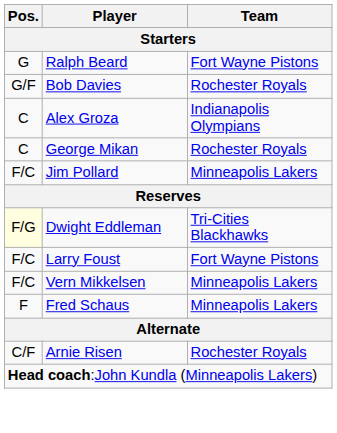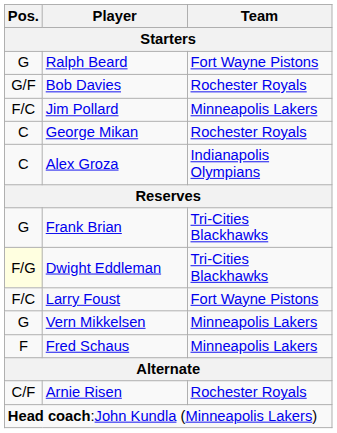rows swapped: (82, 117) <-> (82, 172)
+ row: (84, 227)
(23, 282) F/C -> (23, 322) G
